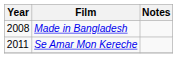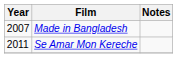(18, 28) 2008 -> (18, 28) 2007
